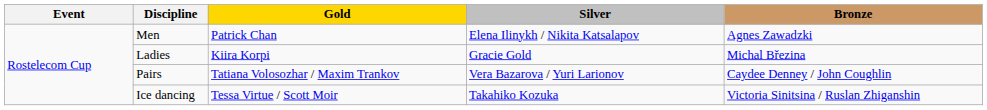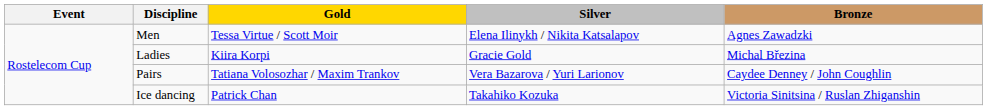(244, 34) Patrick Chan -> (274, 34) Tessa Virtue / Scott Moir
(274, 94) Tessa Virtue / Scott Moir -> (244, 94) Patrick Chan
